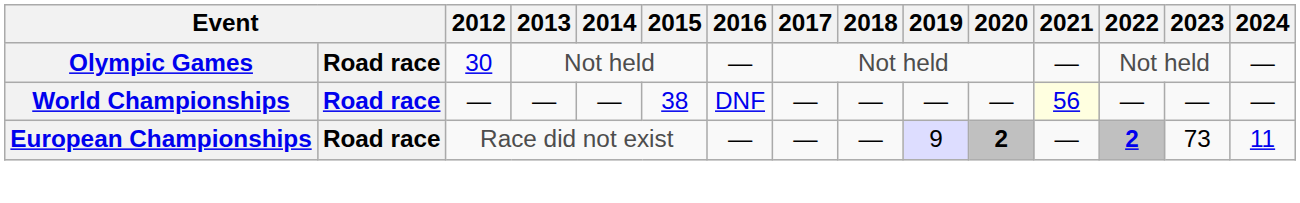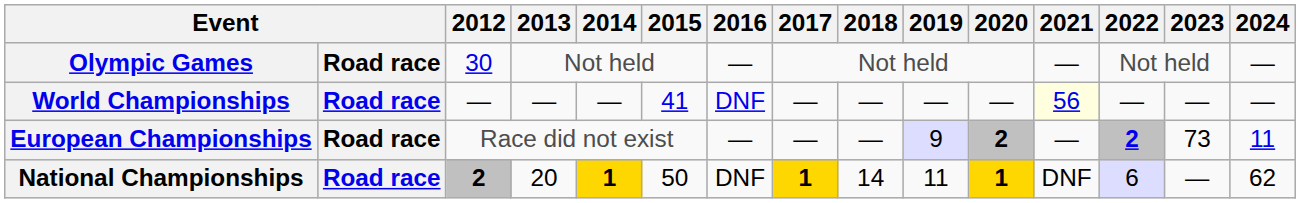(675, 100) 38 -> (675, 100) 41
+ row: (161, 178)
